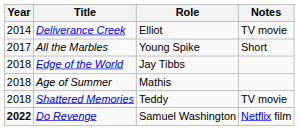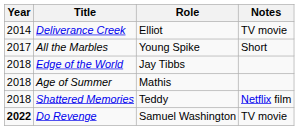(264, 99) TV movie -> (266, 99) Netflix film
(266, 116) Netflix film -> (264, 116) TV movie
